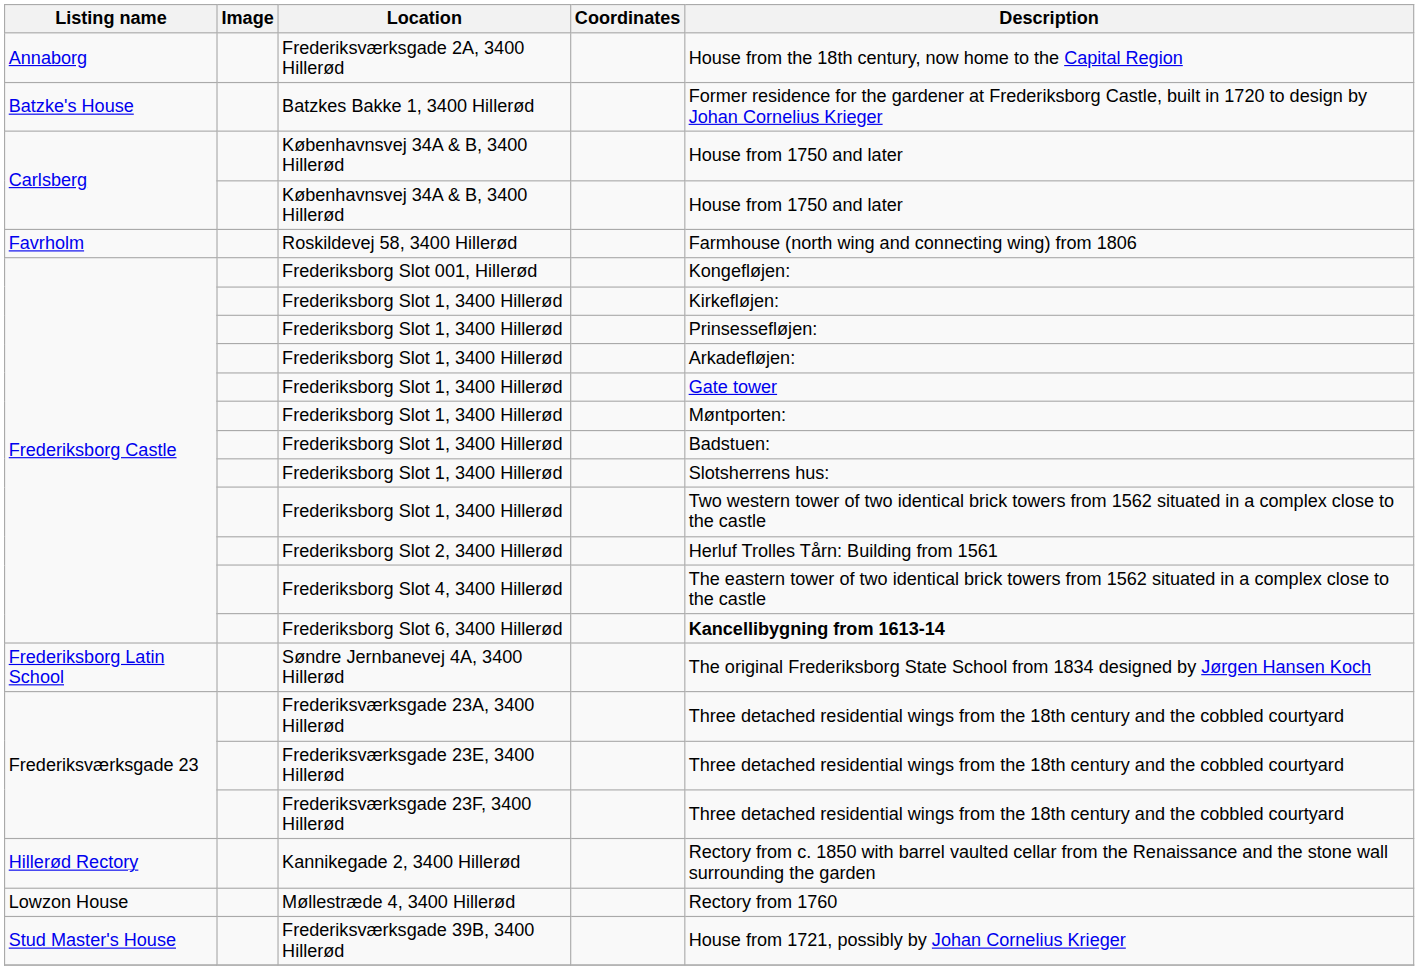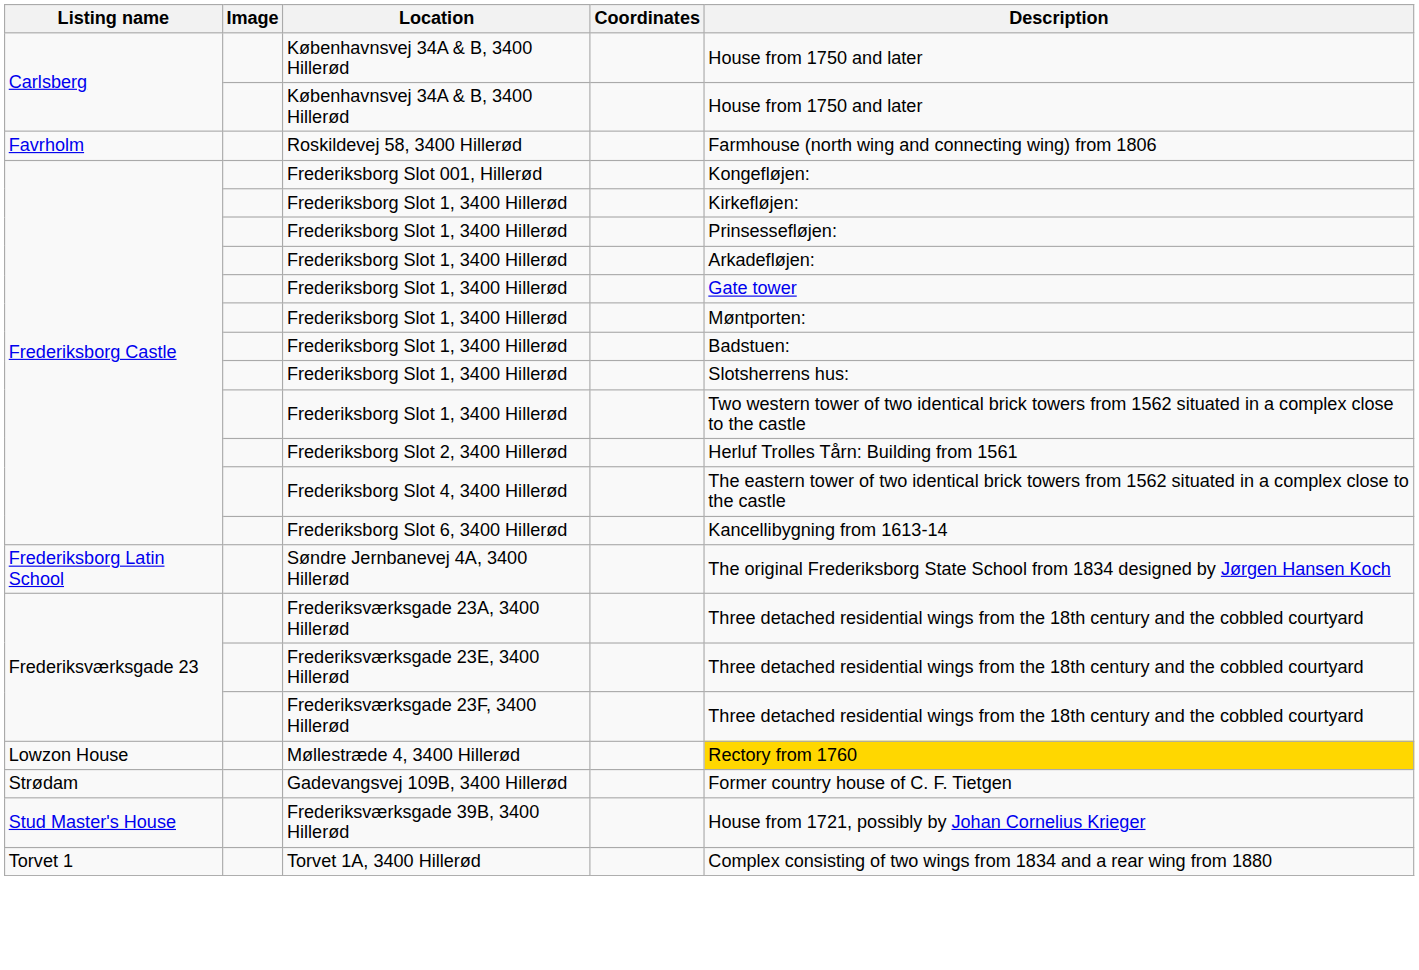- row: (48, 57)
- row: (71, 106)
(817, 628) bold -> (828, 530) normal
- row: (74, 863)
(763, 902) no background -> (783, 755) gold background
+ row: (43, 783)
+ row: (41, 861)
